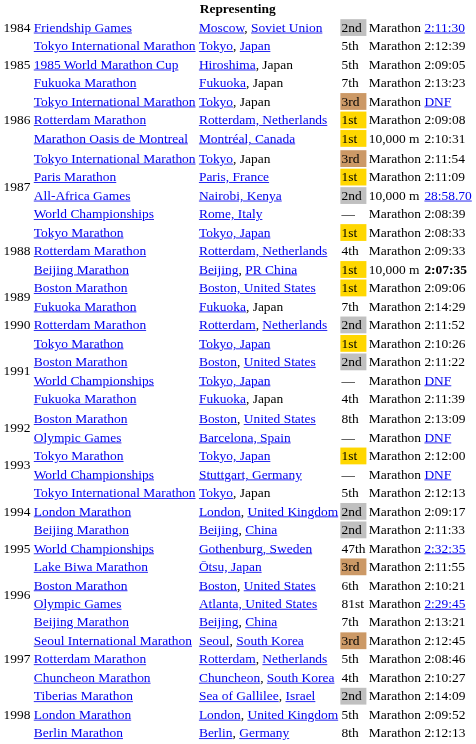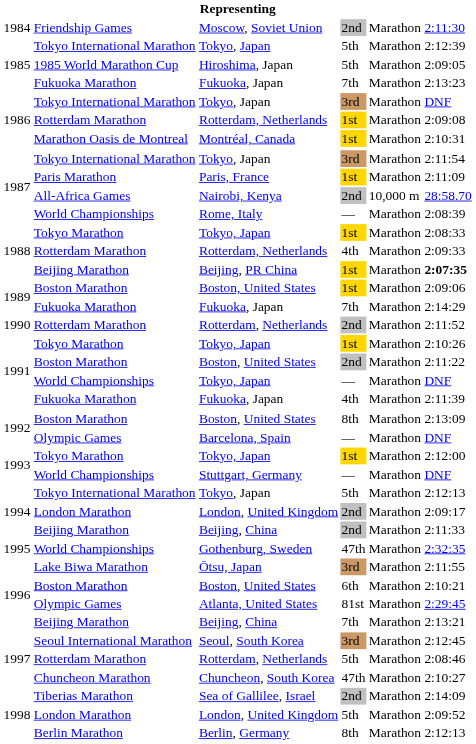(394, 138) 10,000 m -> (395, 138) Marathon
(394, 269) 10,000 m -> (395, 269) Marathon
(350, 677) 4th -> (353, 677) 47th
